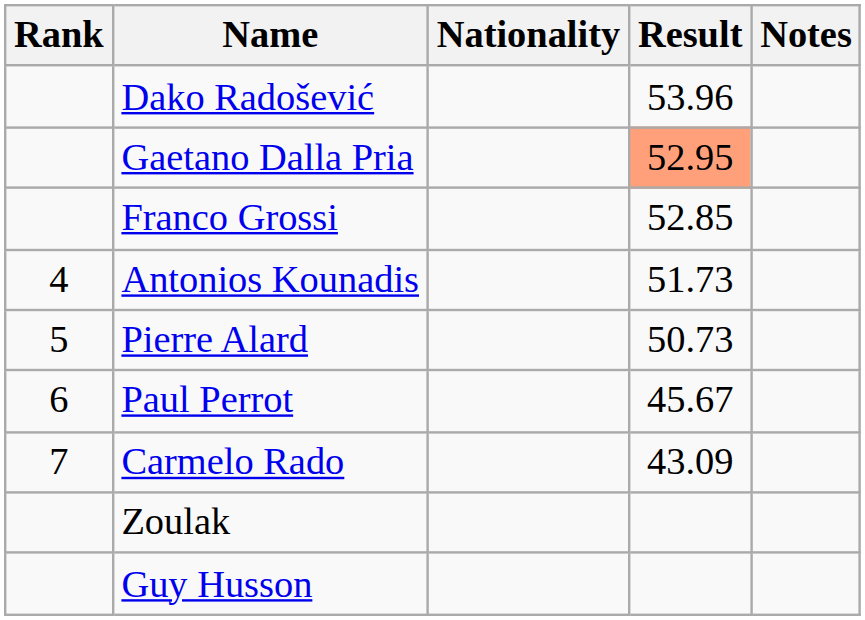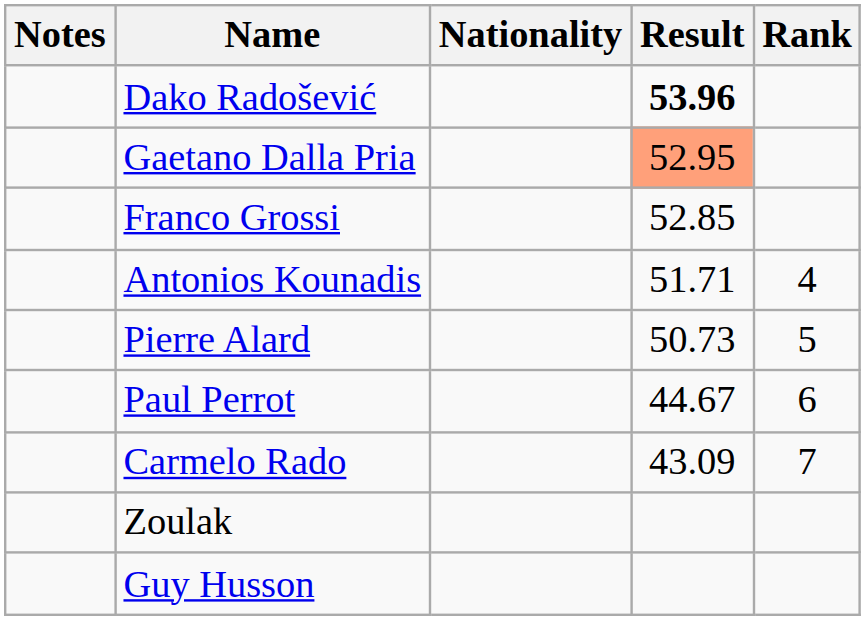columns swapped: (59, 34) <-> (806, 34)
(690, 95) normal -> (692, 95) bold
(690, 278) 51.73 -> (692, 278) 51.71
(690, 400) 45.67 -> (692, 400) 44.67
